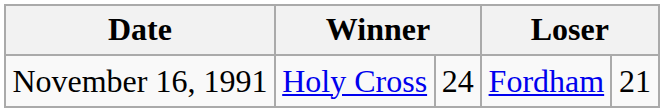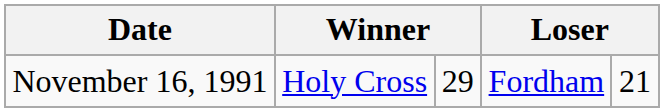(458, 80) 24 -> (458, 80) 29
